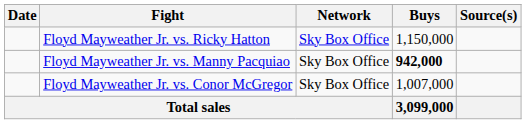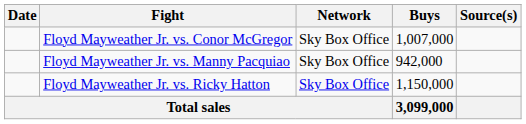rows swapped: (157, 38) <-> (168, 84)
(419, 61) bold -> (419, 61) normal
